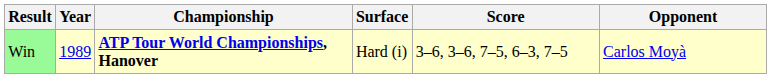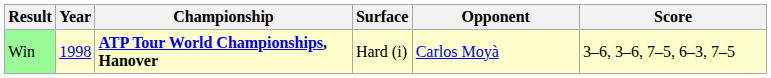columns swapped: (683, 17) <-> (506, 17)
(75, 51) 1989 -> (75, 51) 1998
